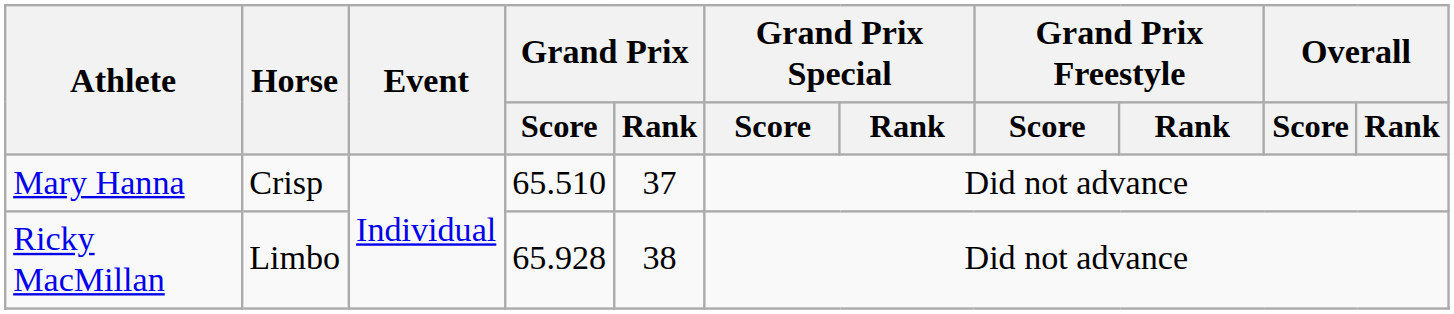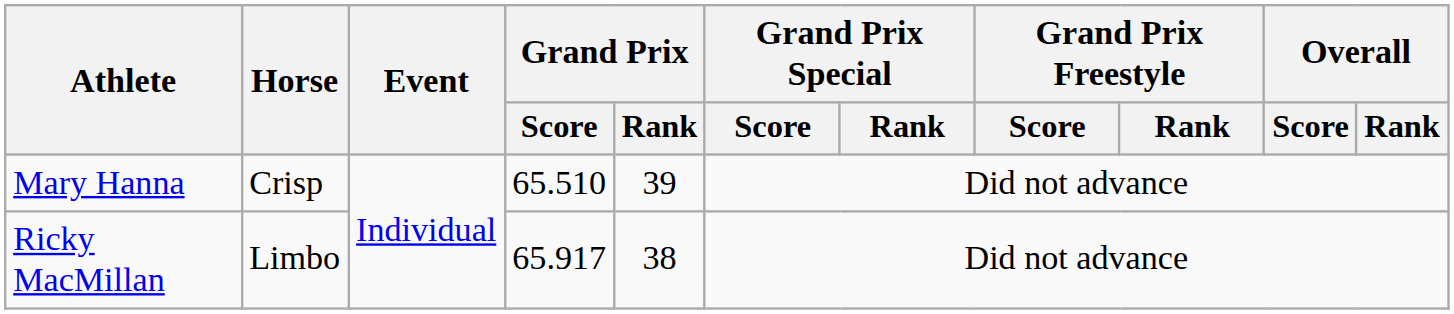(660, 182) 37 -> (660, 182) 39
(559, 259) 65.928 -> (559, 259) 65.917
